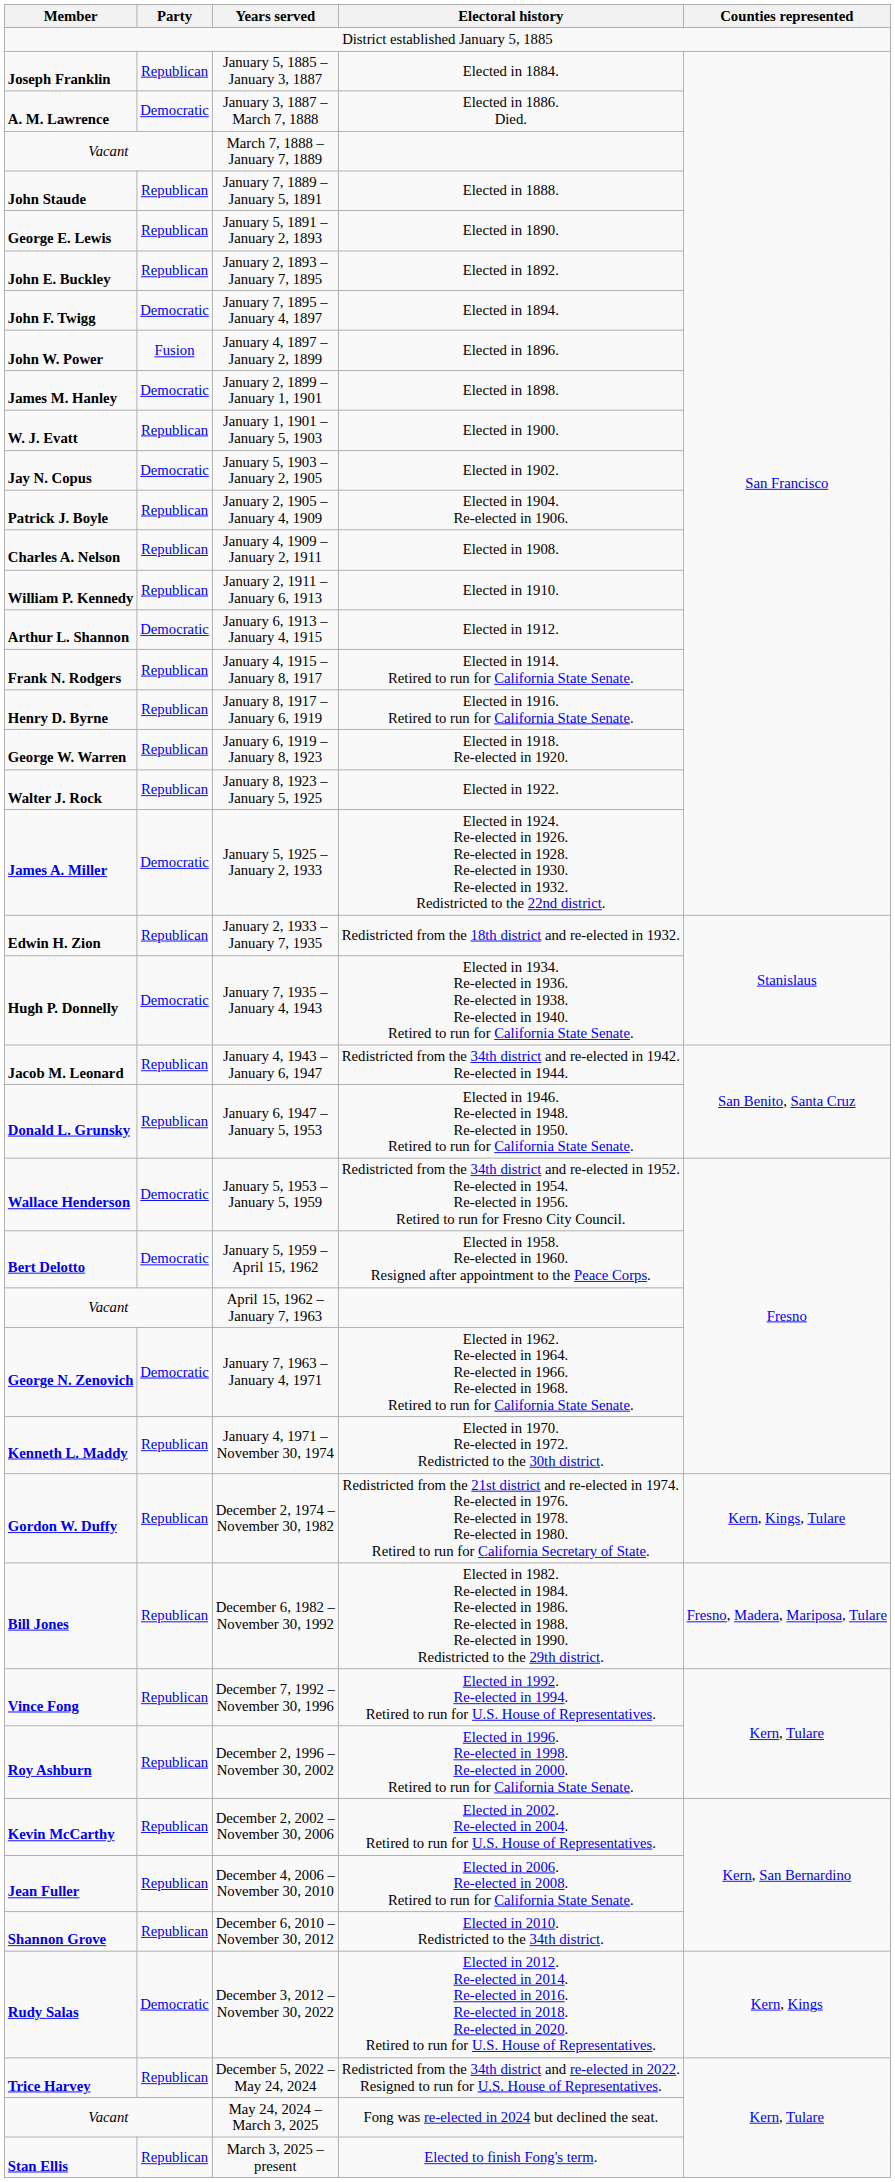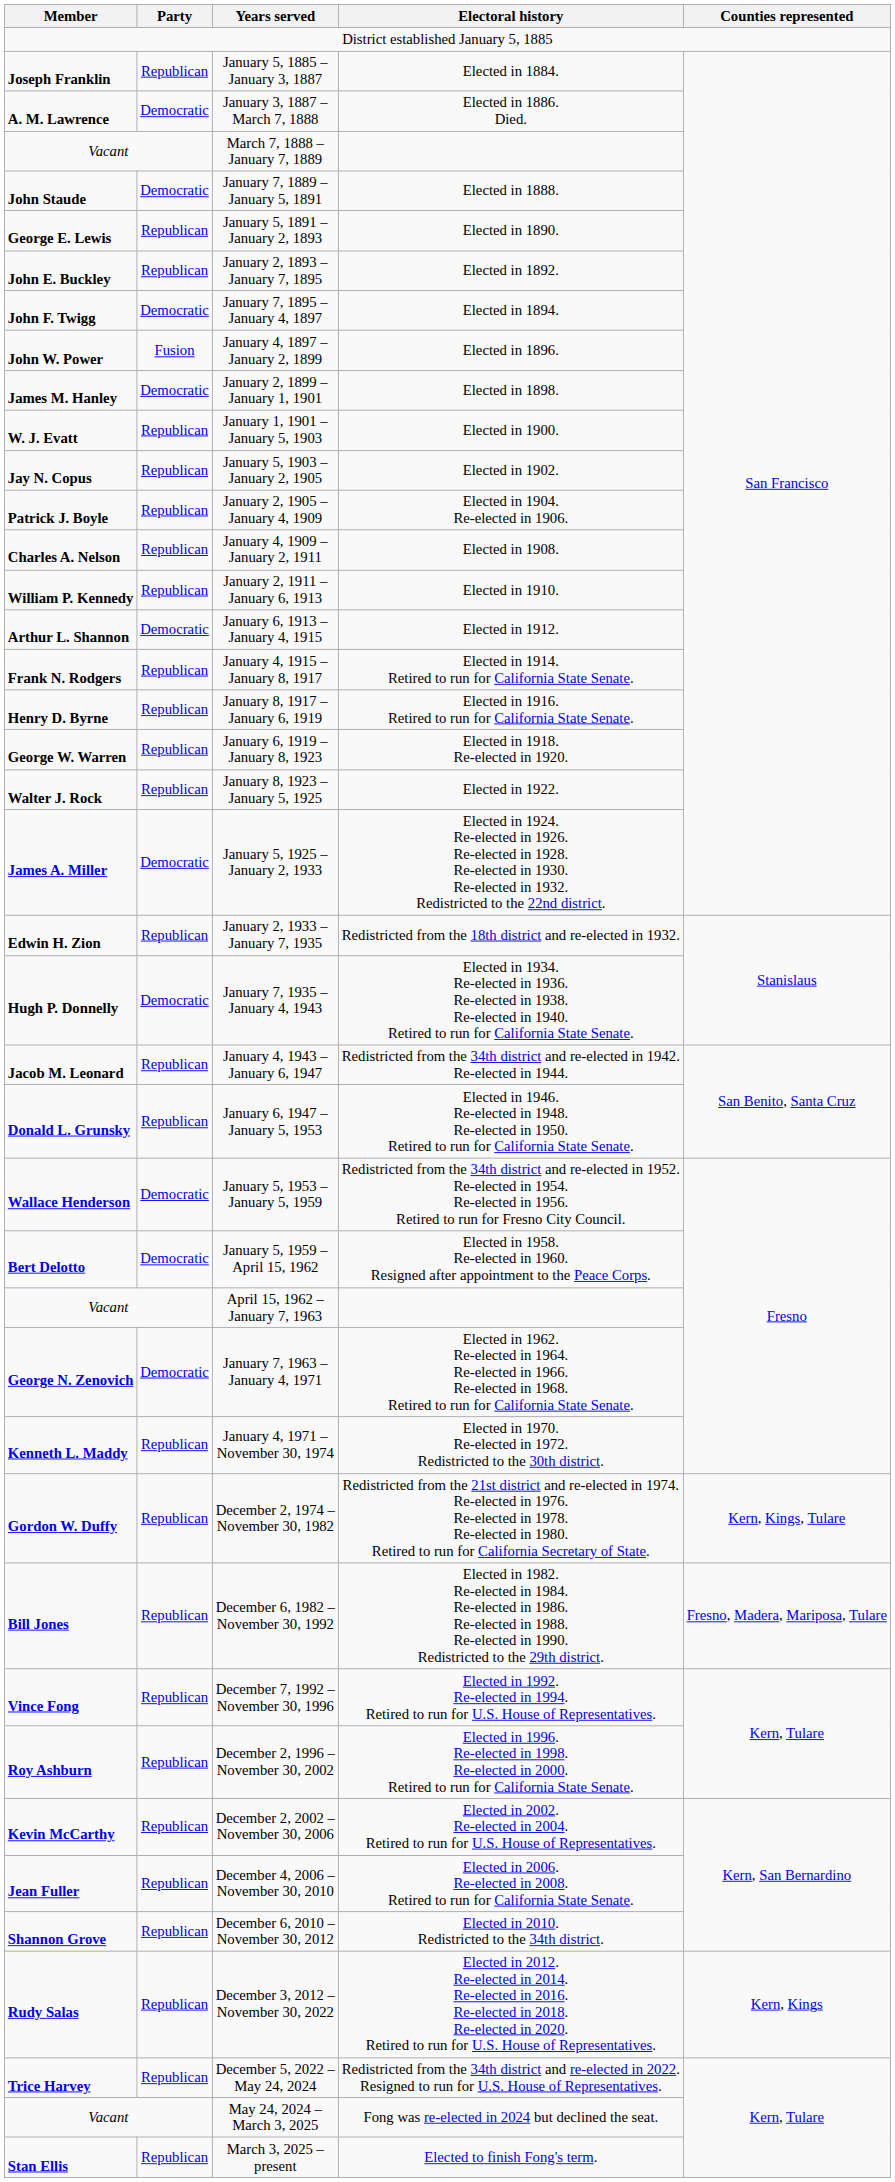(175, 190) Republican -> (175, 190) Democratic
(175, 470) Democratic -> (175, 470) Republican
(175, 2004) Democratic -> (175, 2004) Republican
